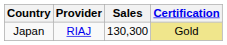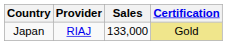(128, 31) 130,300 -> (128, 31) 133,000
